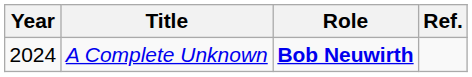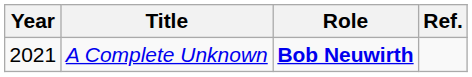(33, 54) 2024 -> (33, 54) 2021
